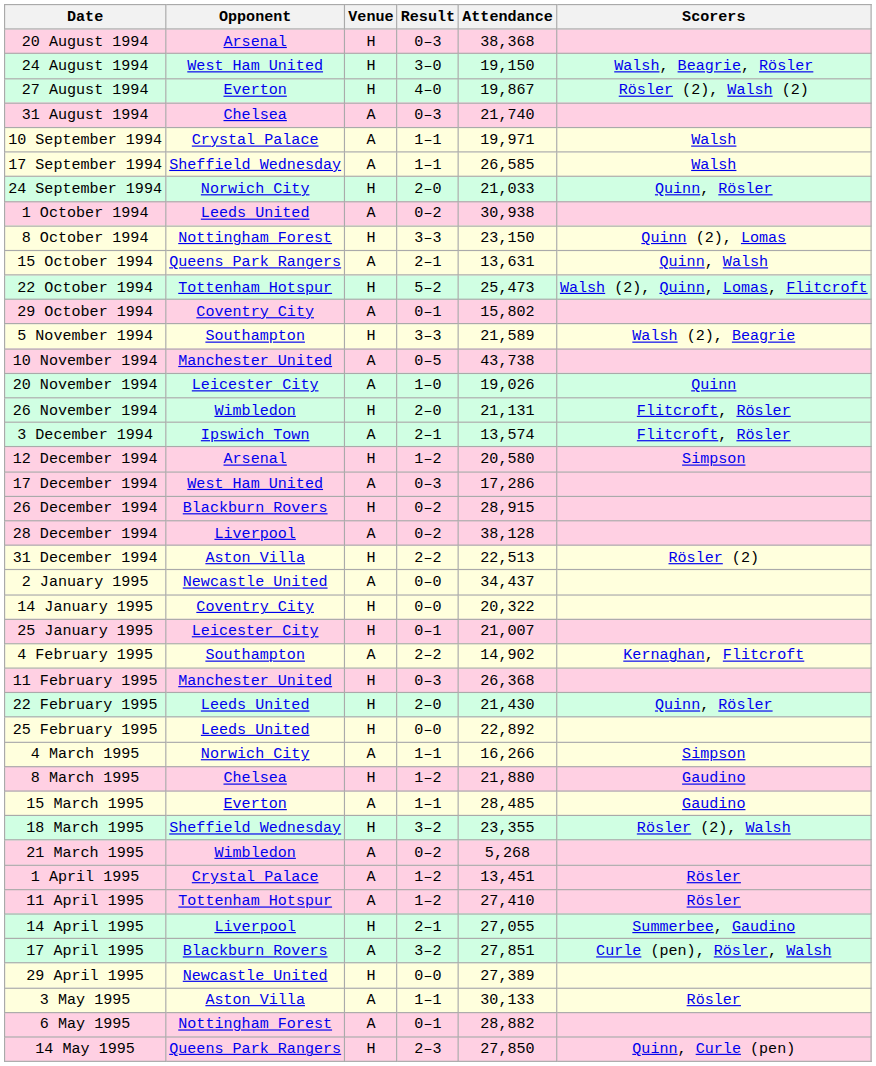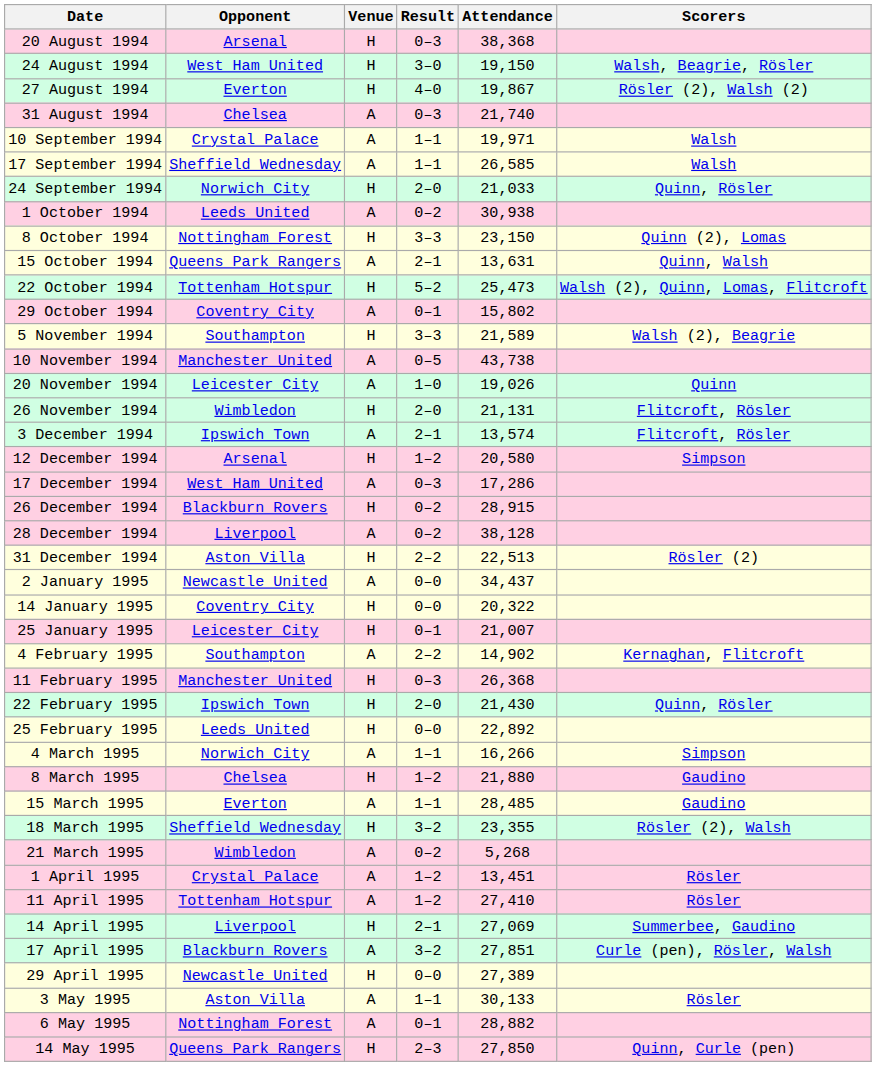(255, 705) Leeds United -> (255, 705) Ipswich Town
(507, 926) 27,055 -> (507, 926) 27,069
